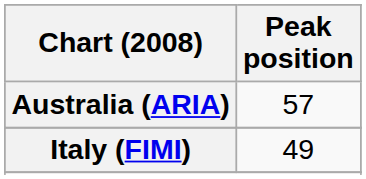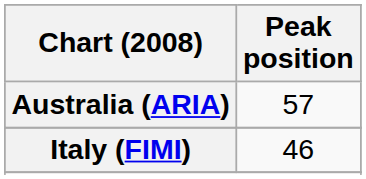(298, 149) 49 -> (298, 149) 46
